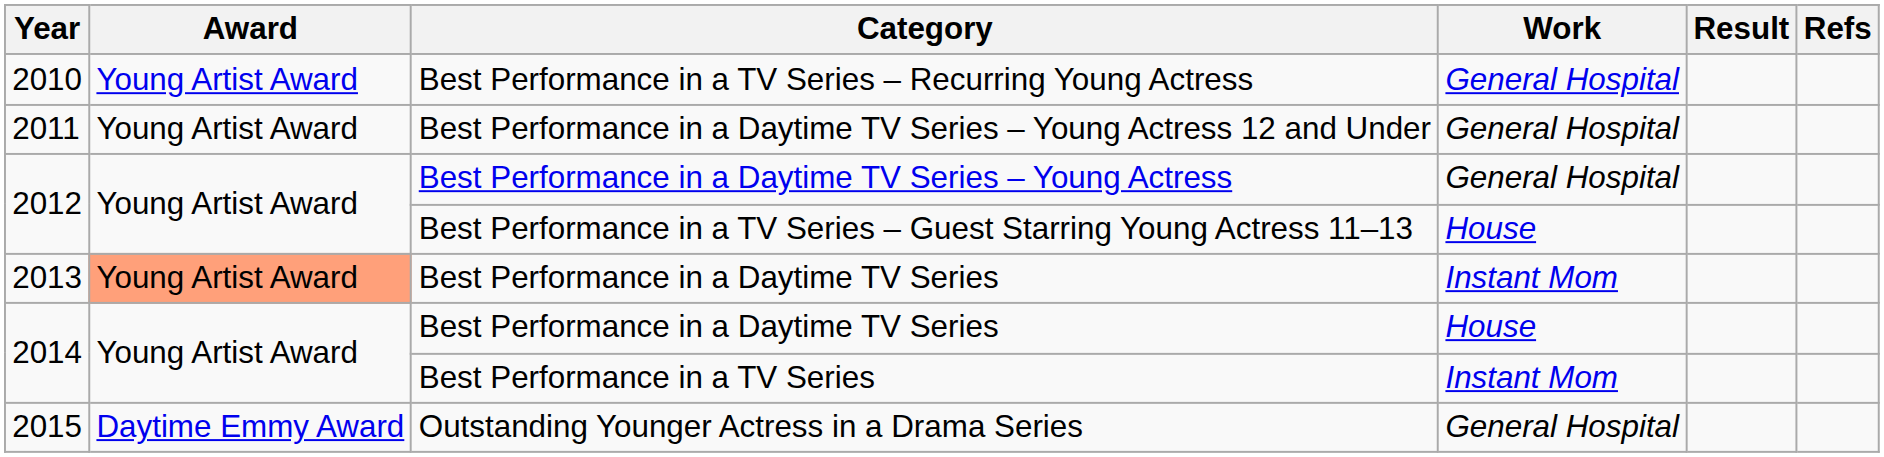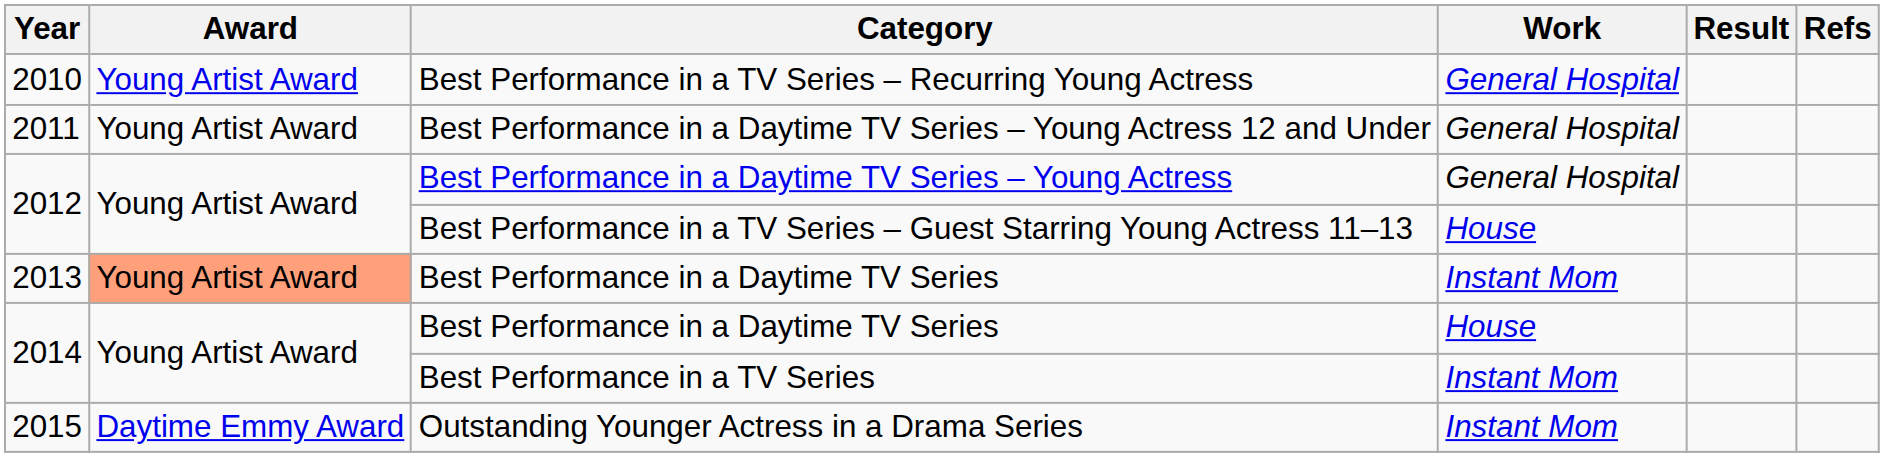(1562, 427) General Hospital -> (1532, 427) Instant Mom
